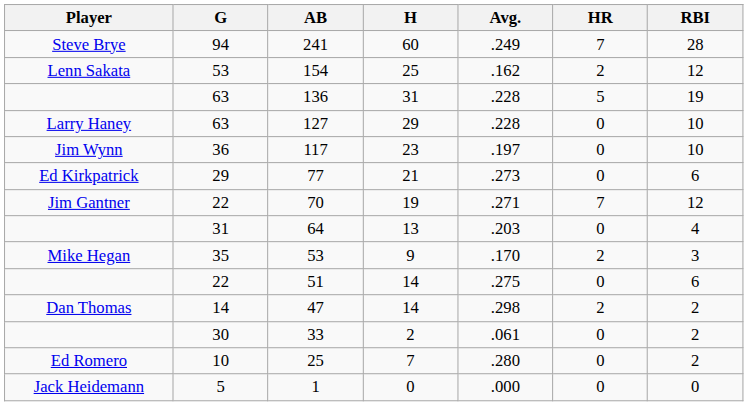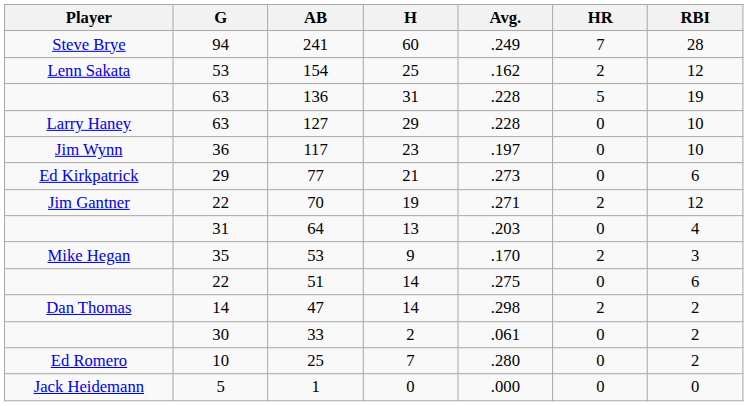(600, 202) 7 -> (600, 202) 2
